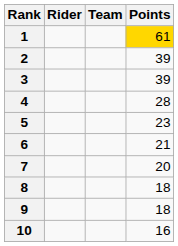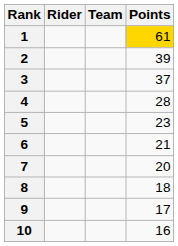(163, 79) 39 -> (163, 79) 37
(163, 209) 18 -> (163, 209) 17
